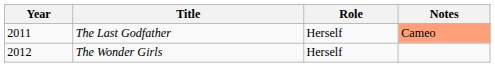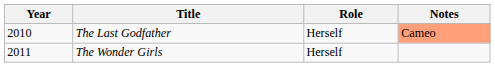(19, 33) 2011 -> (19, 33) 2010
(19, 52) 2012 -> (19, 52) 2011
